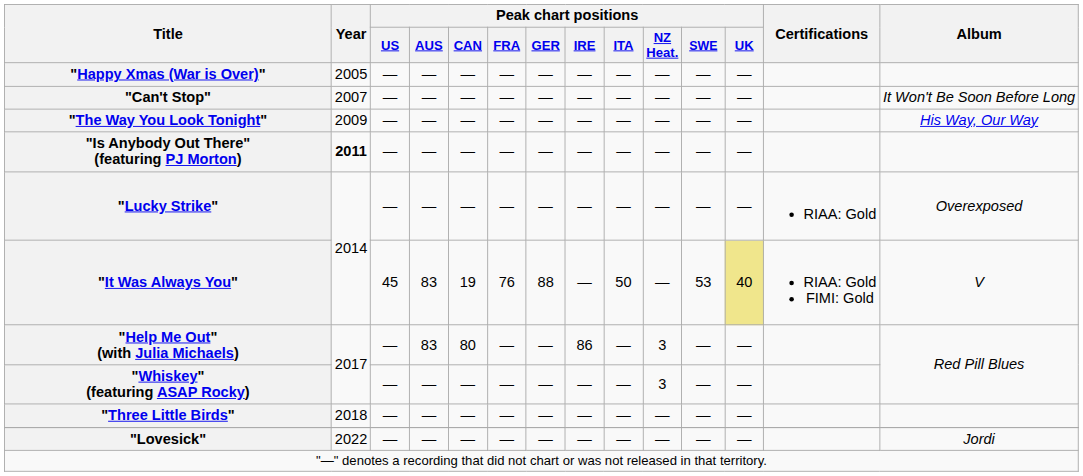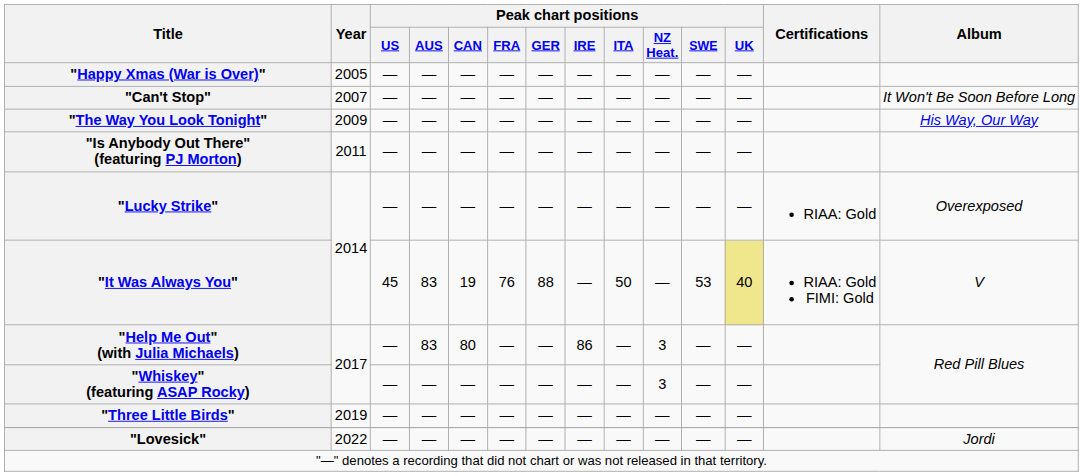(351, 151) bold -> (351, 151) normal
(351, 415) 2018 -> (351, 415) 2019
